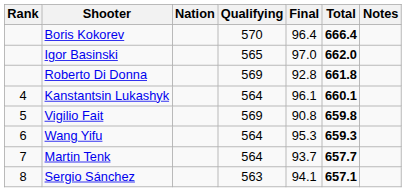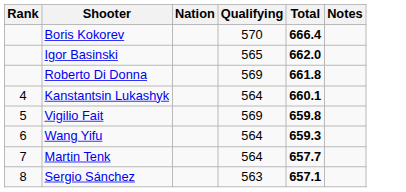- column: (304, 14)
